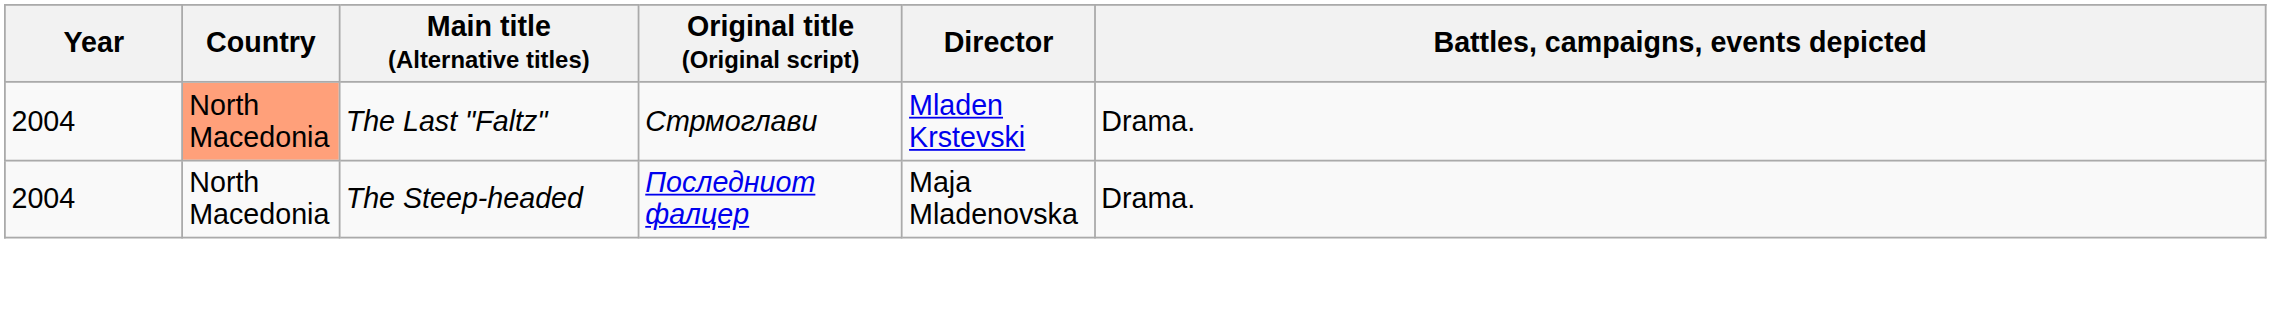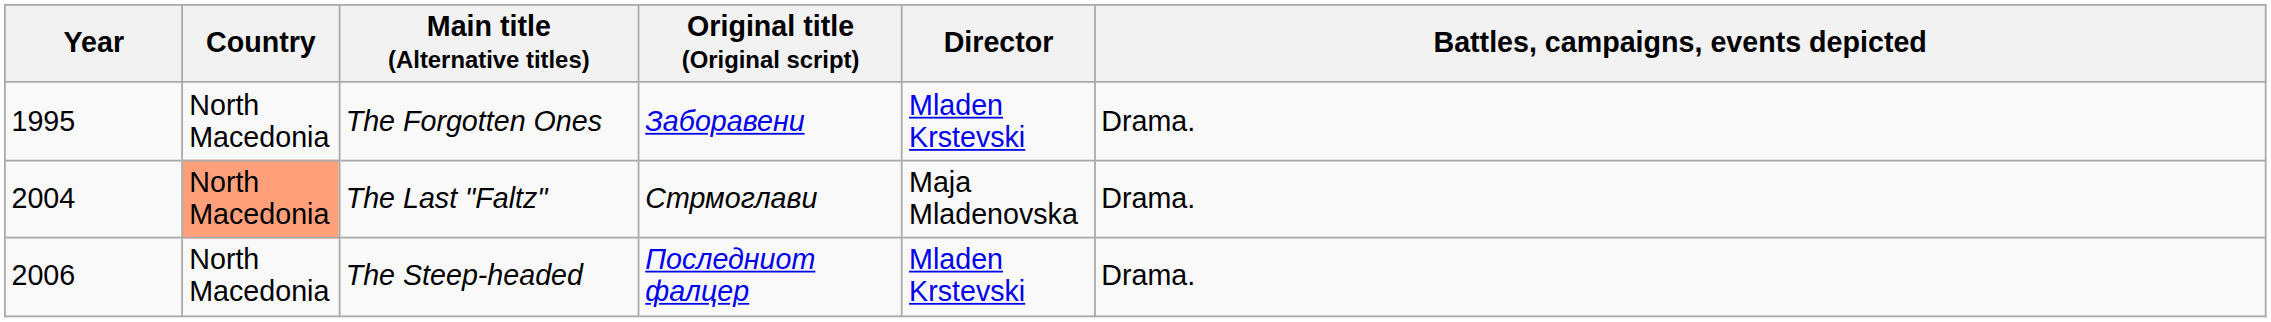+ row: (474, 120)
(967, 120) Mladen Krstevski -> (993, 198) Maja Mladenovska
(43, 198) 2004 -> (43, 276) 2006
(993, 198) Maja Mladenovska -> (967, 276) Mladen Krstevski
